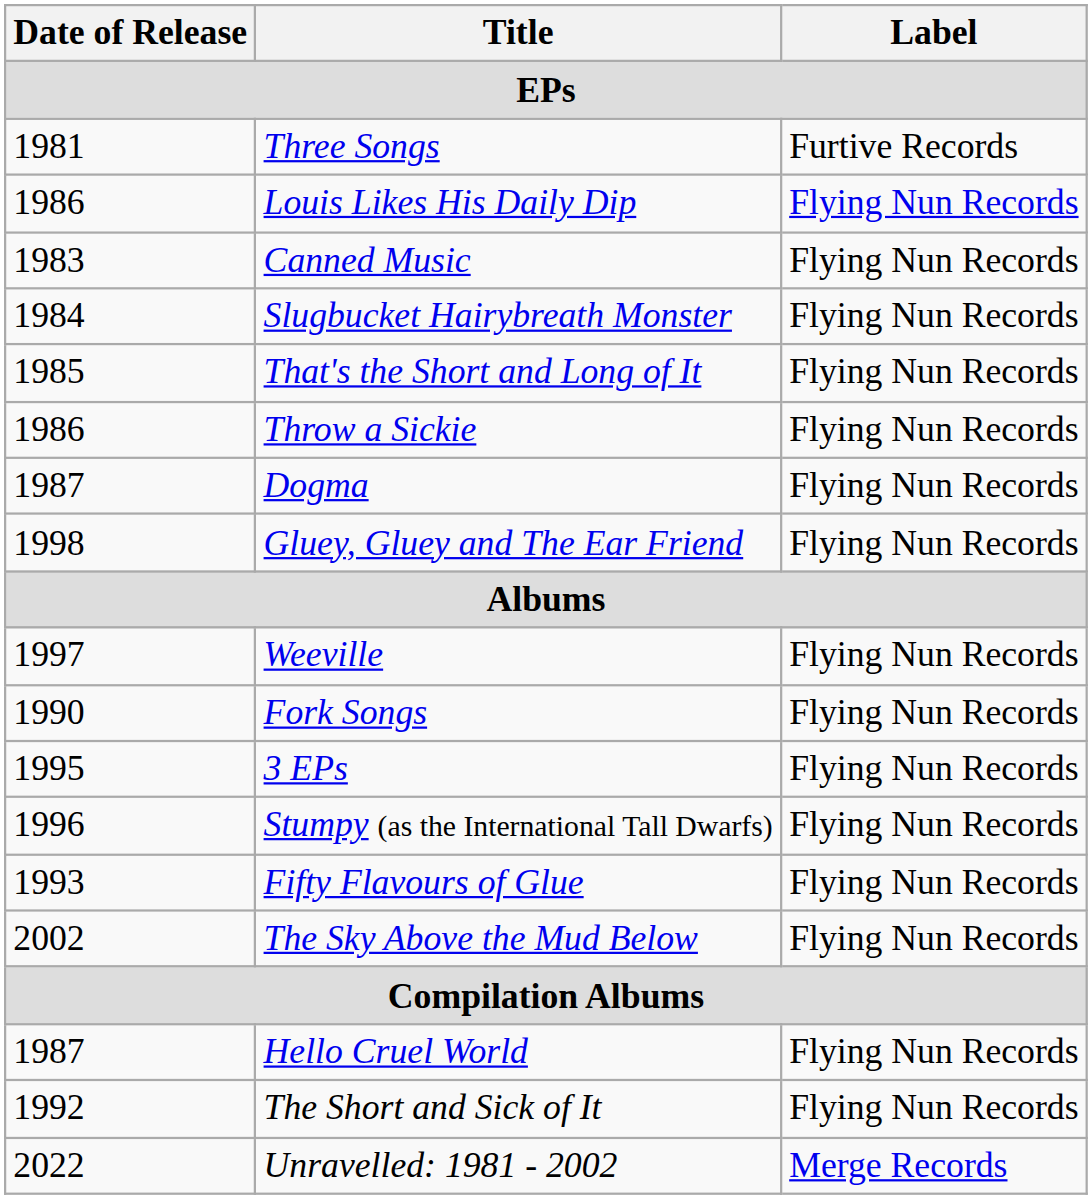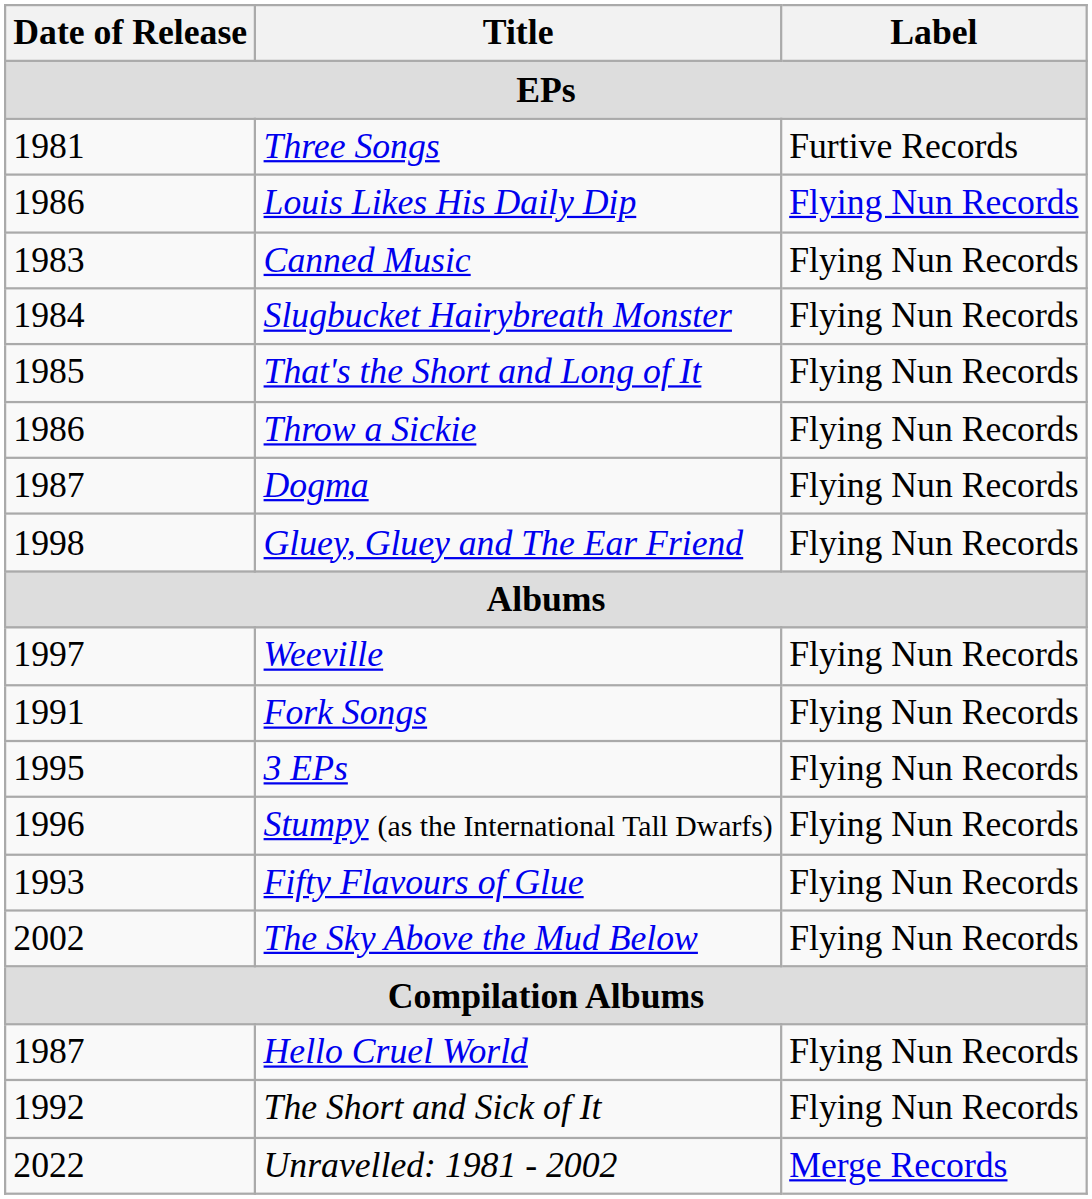(49, 711) 1990 -> (49, 711) 1991
